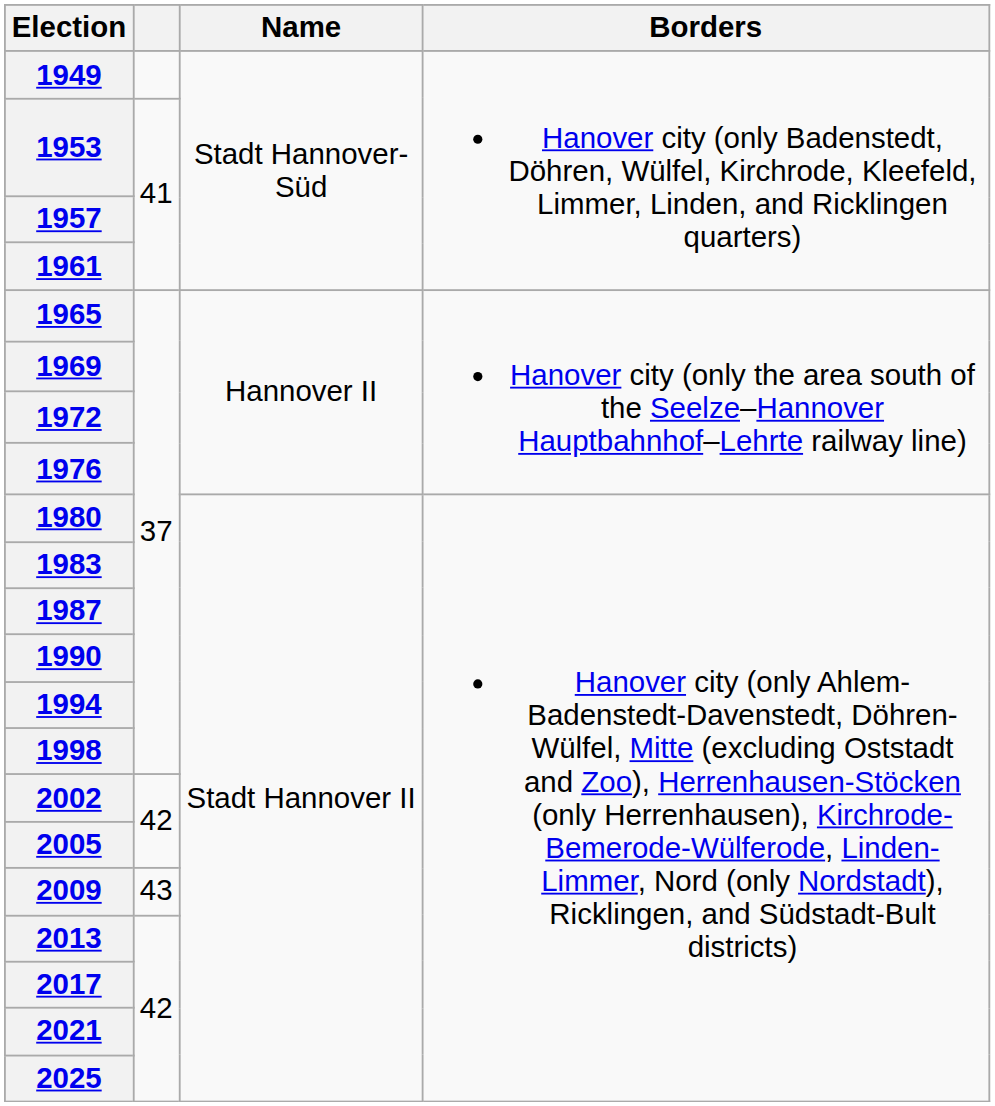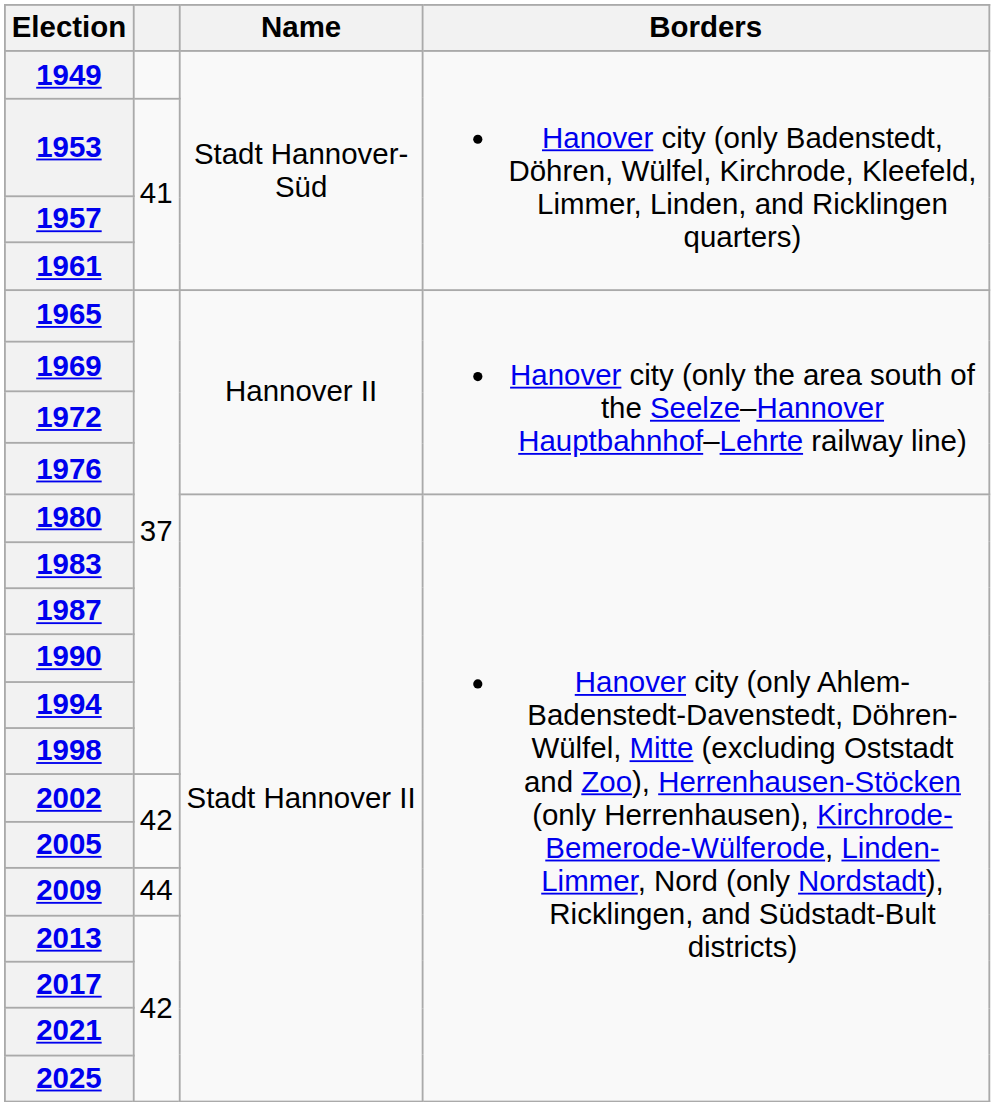(156, 891) 43 -> (156, 891) 44
